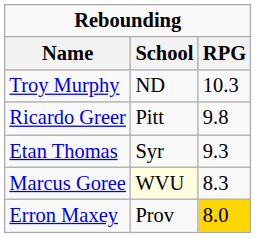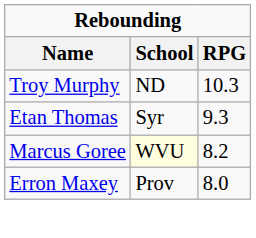- row: (68, 118)
(216, 183) 8.3 -> (216, 150) 8.2
(216, 215) gold background -> (216, 183) no background
